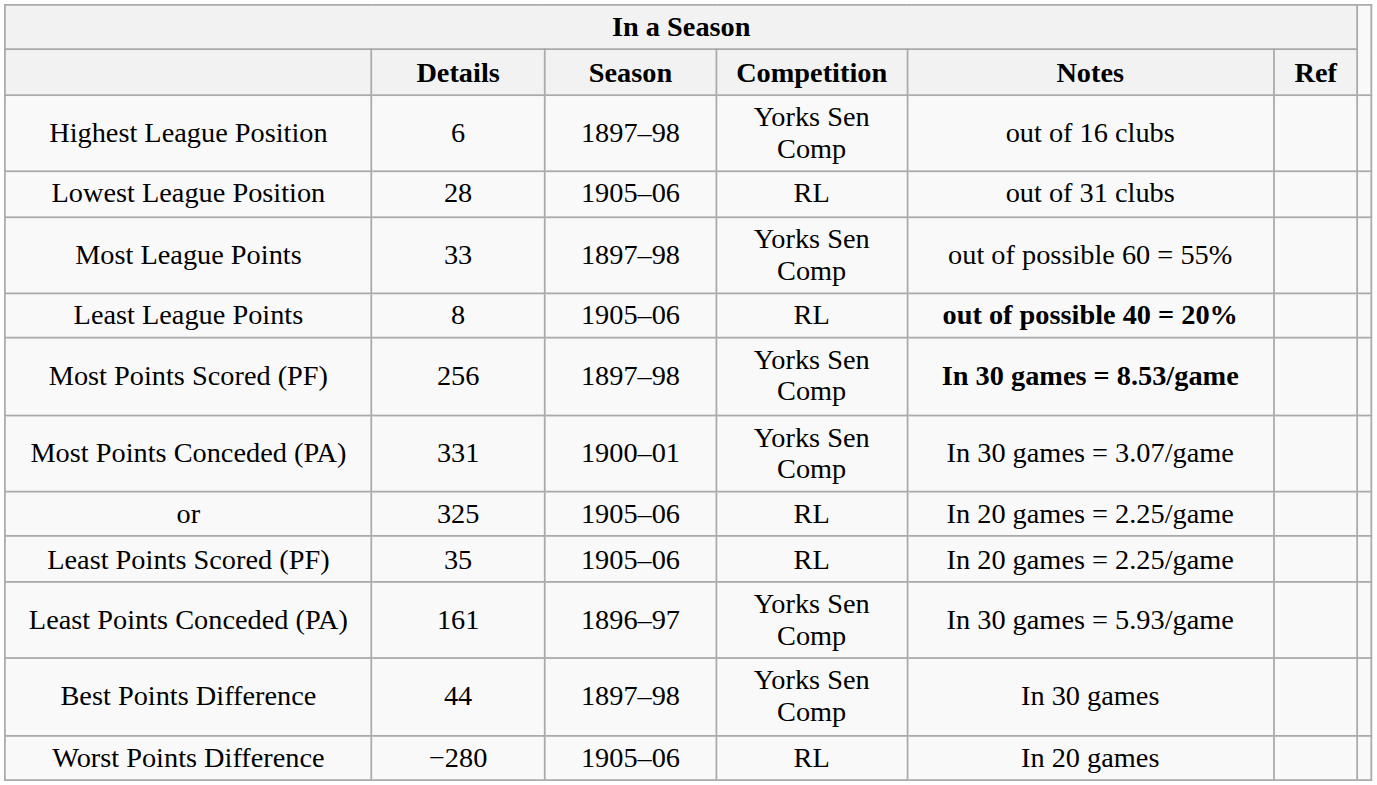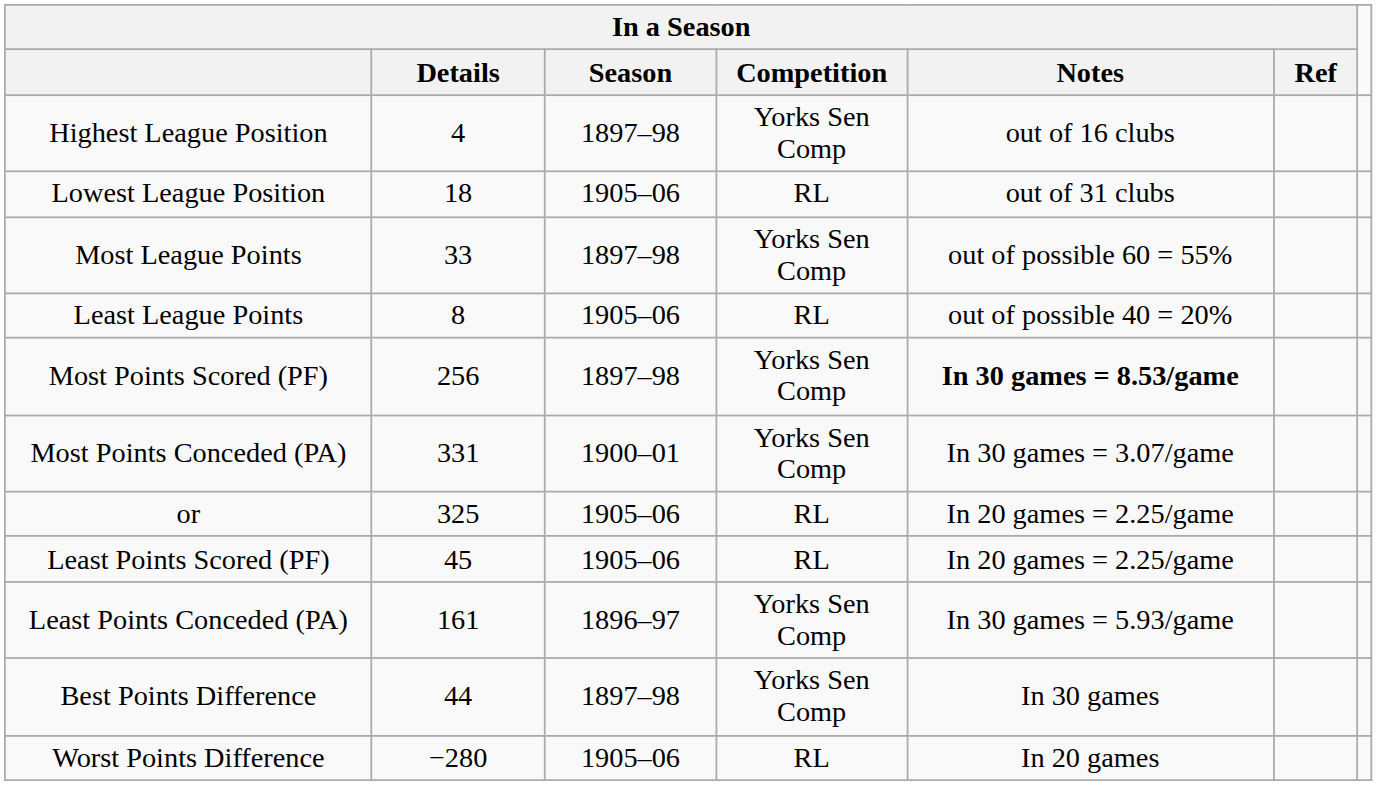(458, 132) 6 -> (458, 132) 4
(458, 193) 28 -> (458, 193) 18
(1090, 315) bold -> (1090, 315) normal
(458, 558) 35 -> (458, 558) 45
